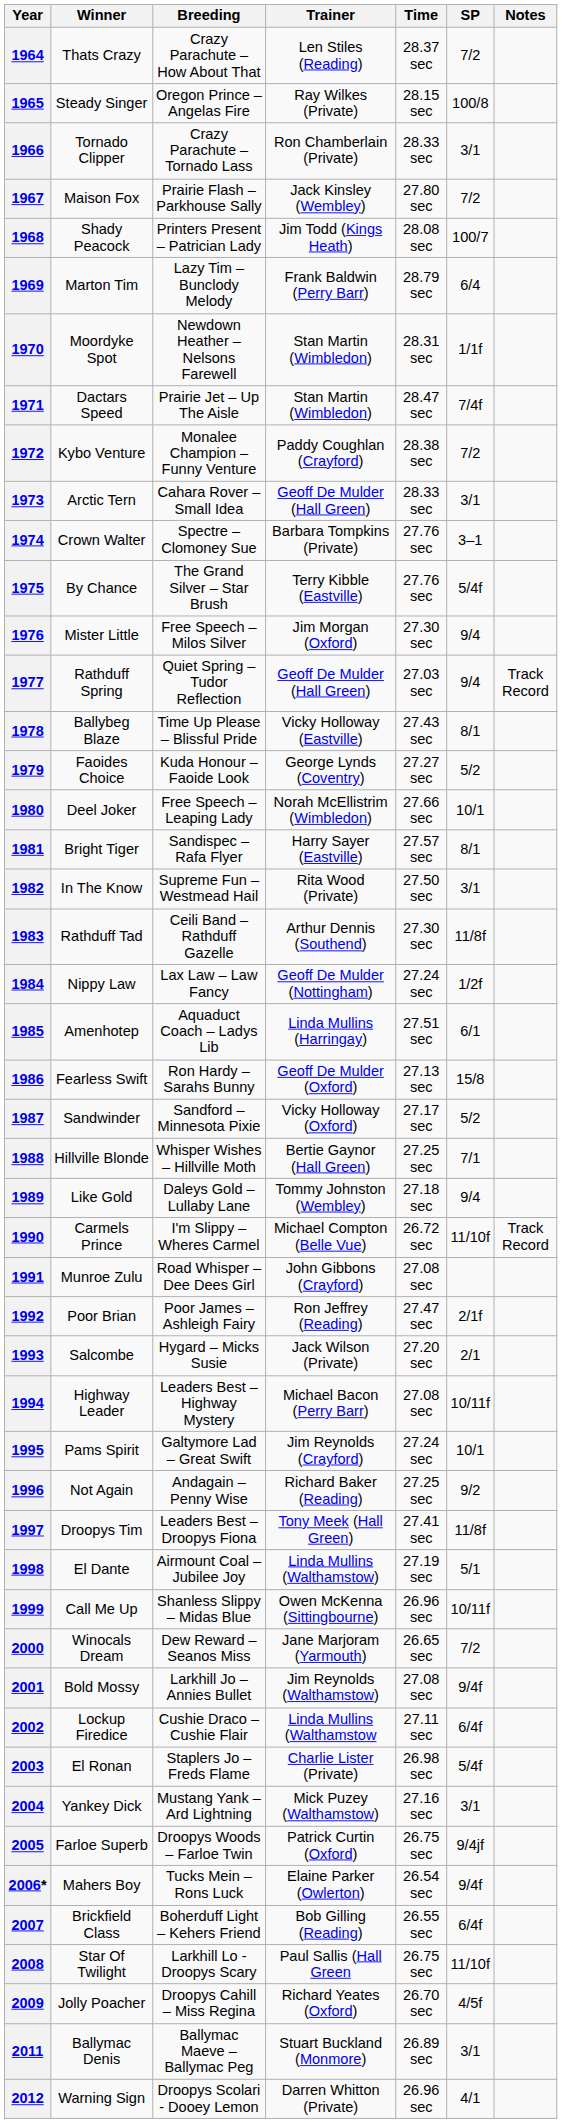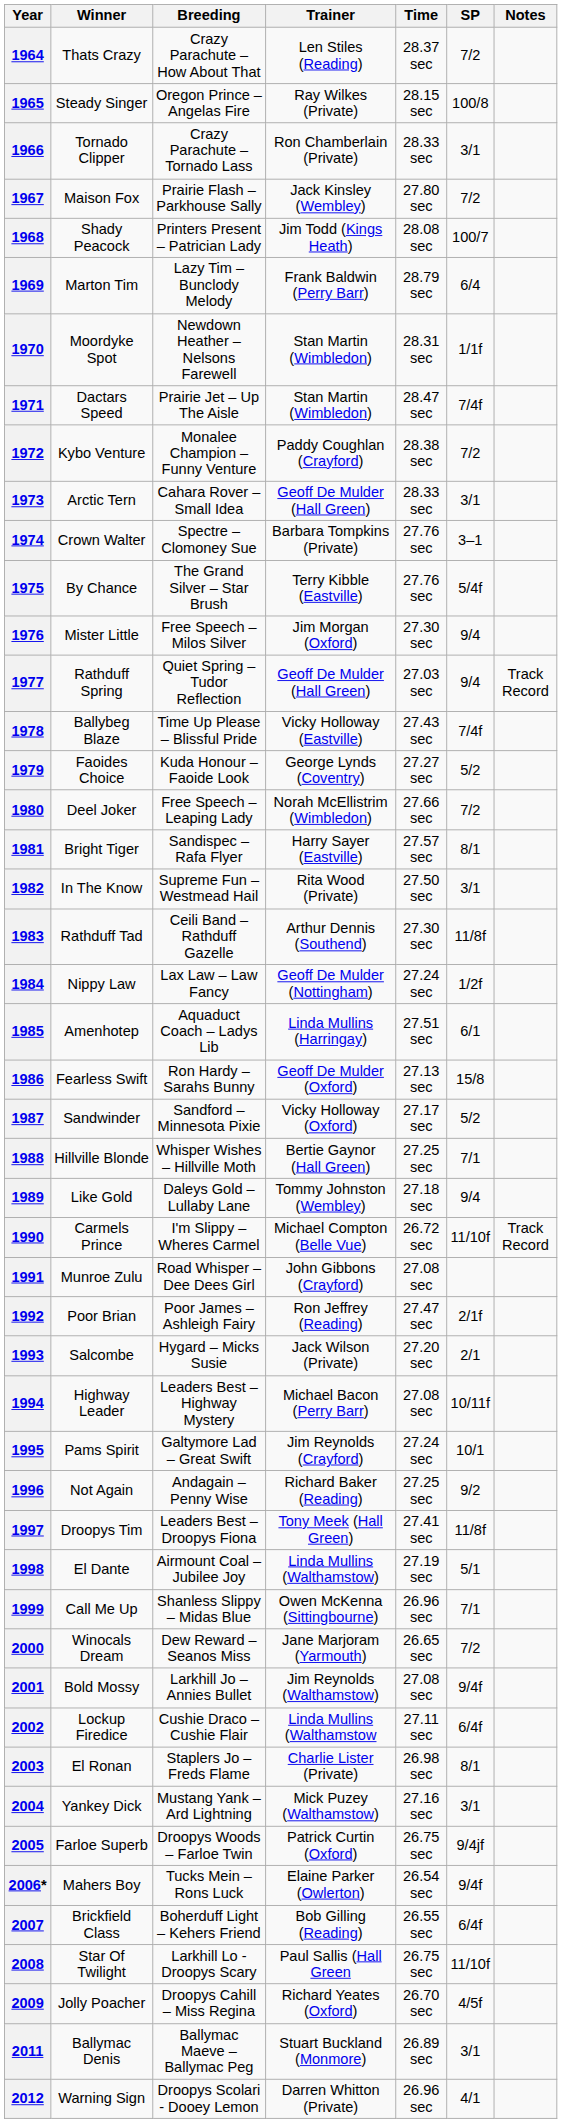(470, 730) 8/1 -> (470, 730) 7/4f
(470, 809) 10/1 -> (470, 809) 7/2
(470, 1609) 10/11f -> (470, 1609) 7/1
(470, 1766) 5/4f -> (470, 1766) 8/1
